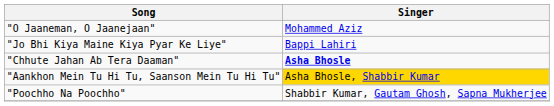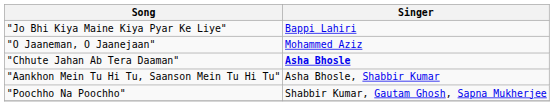rows swapped: (117, 45) <-> (81, 29)
(362, 77) gold background -> (362, 77) no background
